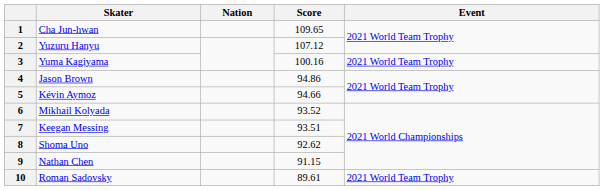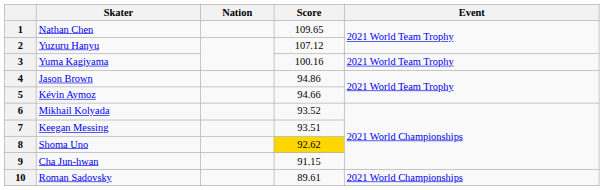(69, 29) Cha Jun-hwan -> (66, 29) Nathan Chen
(309, 144) no background -> (309, 144) gold background
(66, 161) Nathan Chen -> (69, 161) Cha Jun-hwan
(400, 177) 2021 World Team Trophy -> (405, 177) 2021 World Championships
